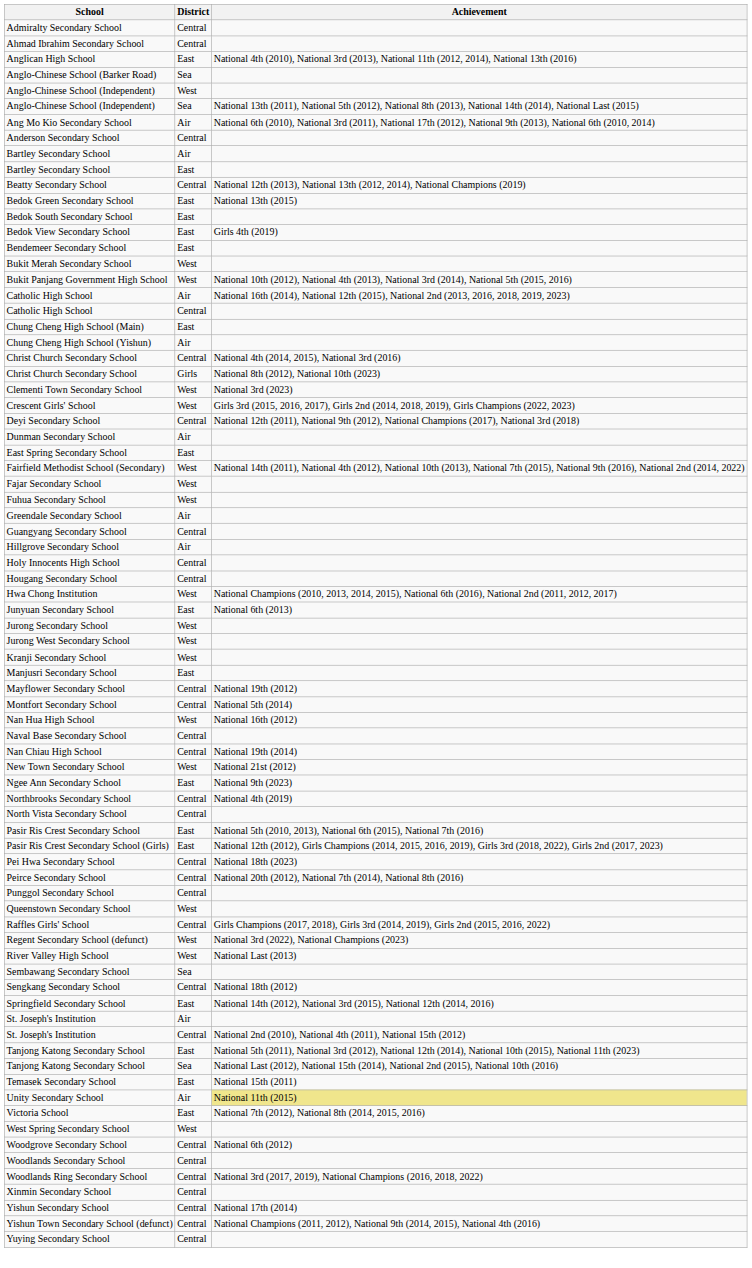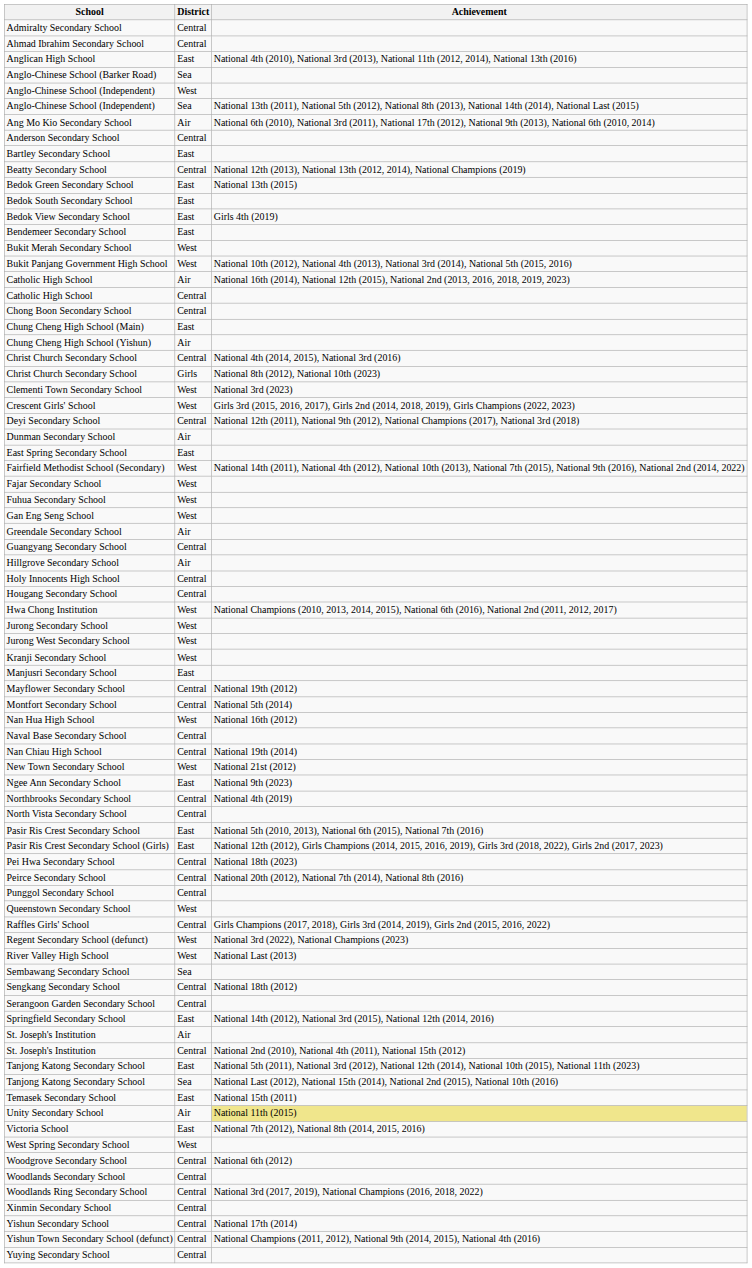- row: (58, 153)
+ row: (69, 311)
+ row: (50, 515)
- row: (60, 610)
+ row: (81, 1003)
